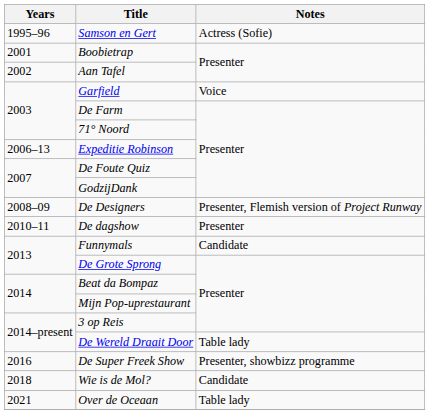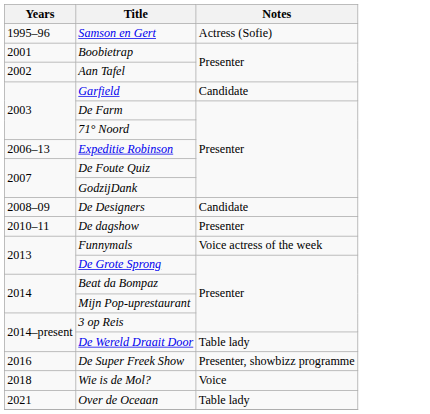(213, 91) Voice -> (224, 91) Candidate
(310, 206) Presenter, Flemish version of Project Runway -> (224, 206) Candidate
(224, 245) Candidate -> (261, 245) Voice actress of the week
(224, 380) Candidate -> (213, 380) Voice
